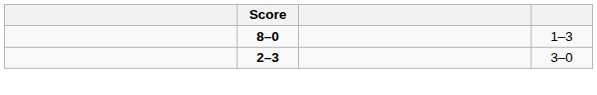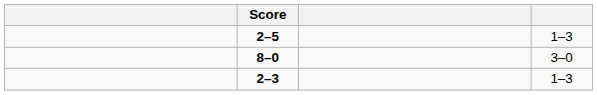+ row: (268, 36)
(562, 36) 1–3 -> (562, 57) 3–0
(562, 57) 3–0 -> (562, 79) 1–3
